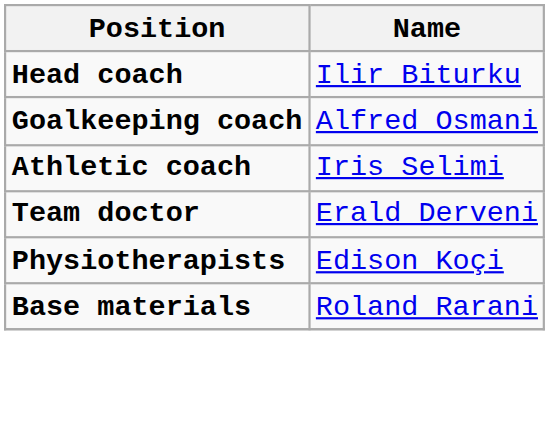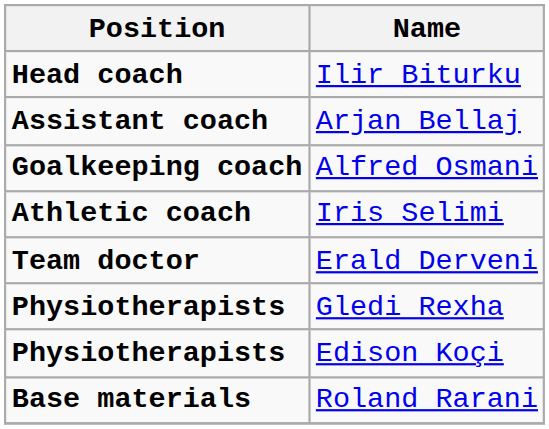+ row: (418, 121)
+ row: (410, 307)
